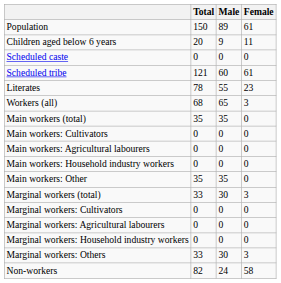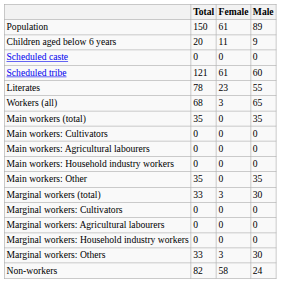columns swapped: (229, 12) <-> (259, 12)
